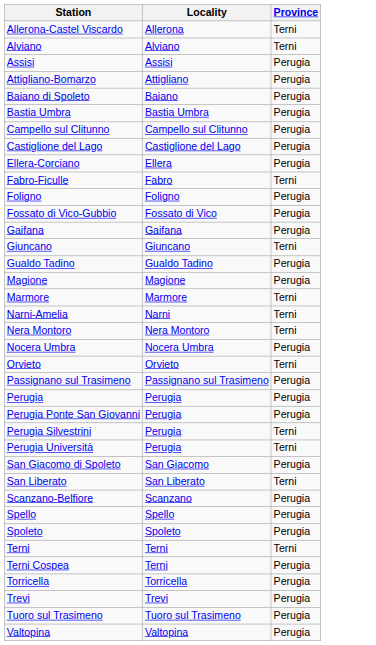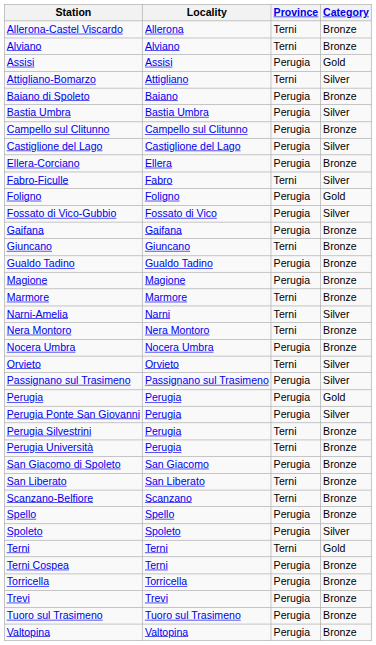+ column: (346, 12)
(292, 79) Perugia -> (285, 79) Terni
(292, 498) Perugia -> (285, 498) Terni
